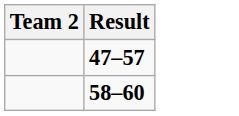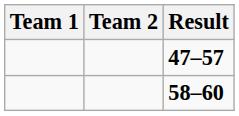+ column: (44, 22)
